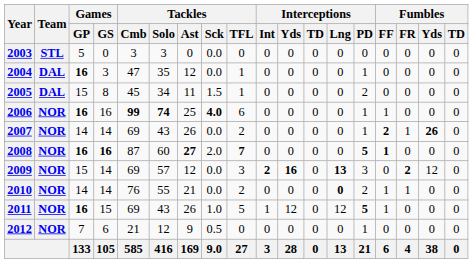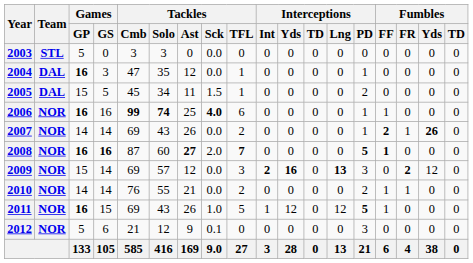(106, 92) 8 -> (106, 92) 5
(340, 190) bold -> (340, 190) normal
(81, 229) 7 -> (81, 229) 5
(214, 229) 0.5 -> (214, 229) 0.1
(365, 229) 1 -> (365, 229) 3
